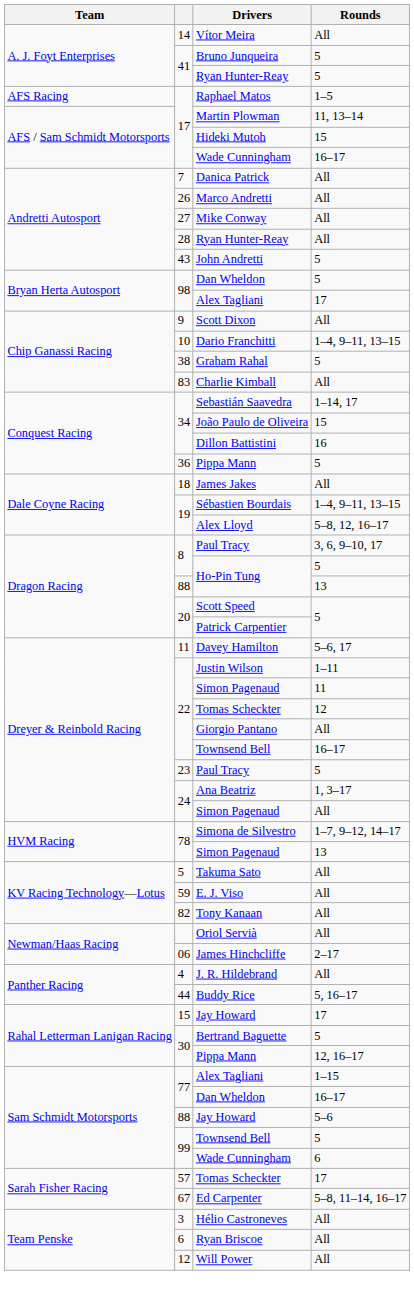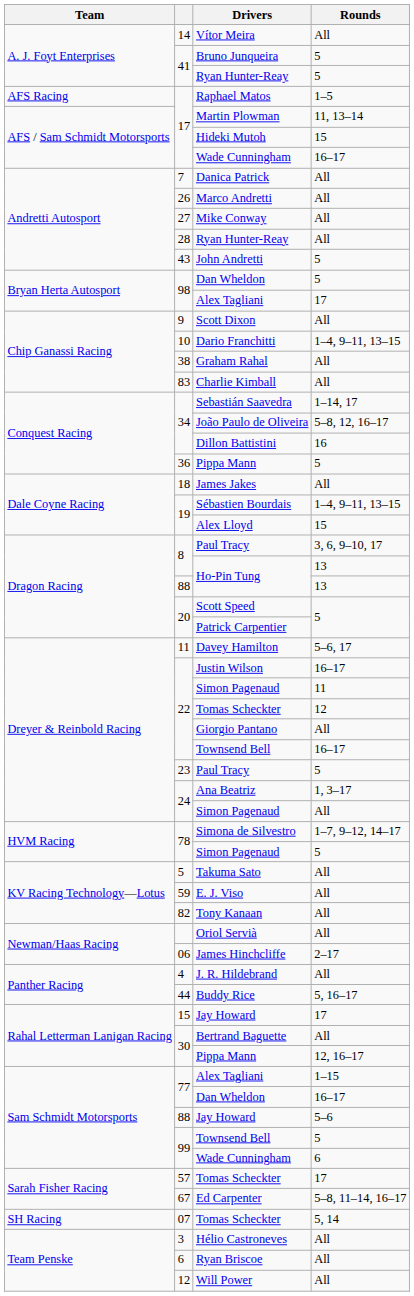(317, 361) 5 -> (322, 361) All
(320, 422) 15 -> (351, 422) 5–8, 12, 16–17
(351, 524) 5–8, 12, 16–17 -> (320, 524) 15
(317, 565) 5 -> (320, 565) 13
(326, 667) 1–11 -> (330, 667) 16–17
(320, 851) 13 -> (317, 851) 5
(317, 1035) 5 -> (322, 1035) All
+ row: (184, 1218)
